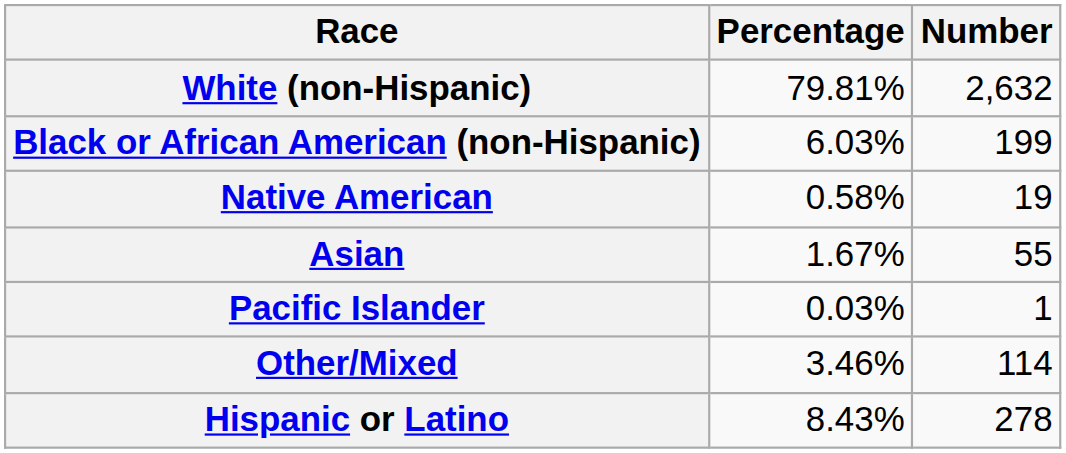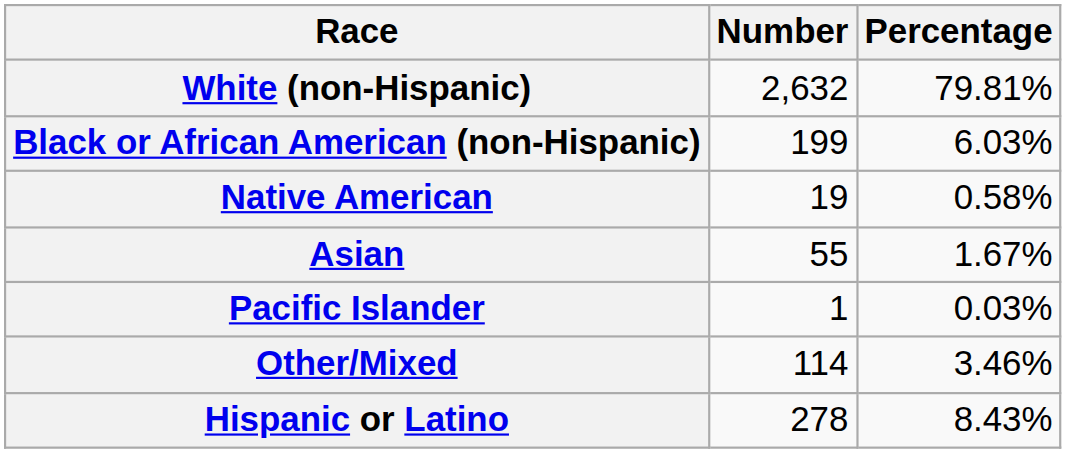columns swapped: (987, 32) <-> (811, 32)
